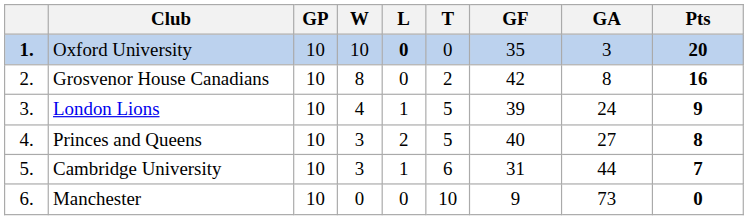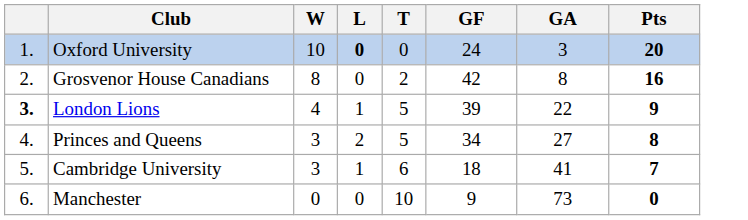- column: (315, 19)
(27, 49) bold -> (27, 49) normal
(515, 49) 35 -> (471, 49) 24
(27, 109) normal -> (27, 109) bold
(607, 109) 24 -> (563, 109) 22
(515, 139) 40 -> (471, 139) 34
(515, 169) 31 -> (471, 169) 18
(607, 169) 44 -> (563, 169) 41
